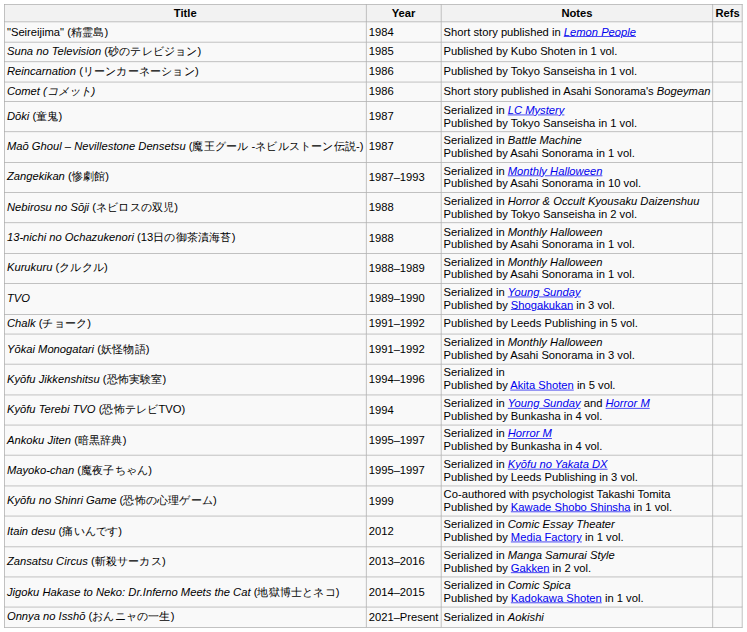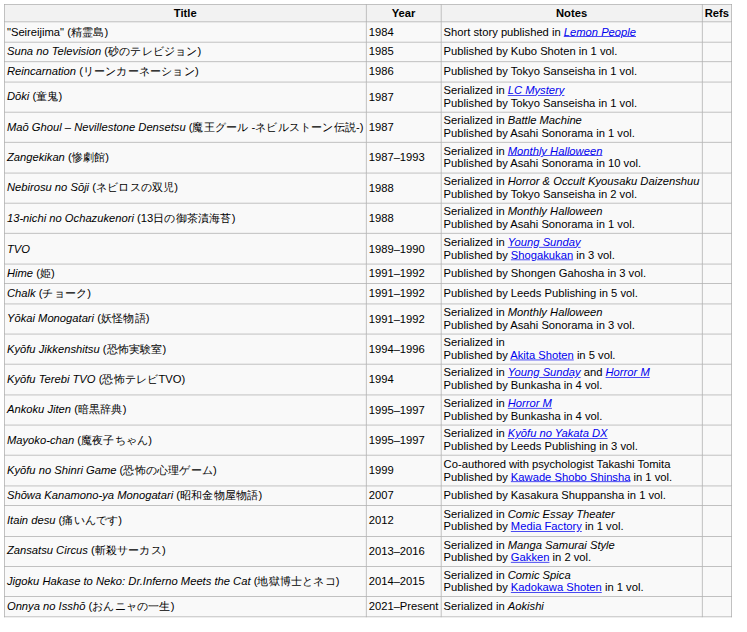- row: (51, 91)
- row: (57, 268)
+ row: (31, 273)
+ row: (135, 495)
